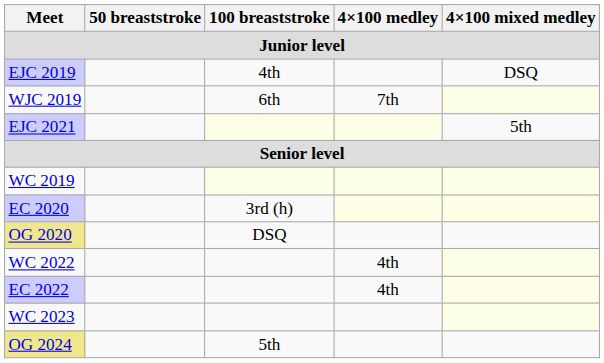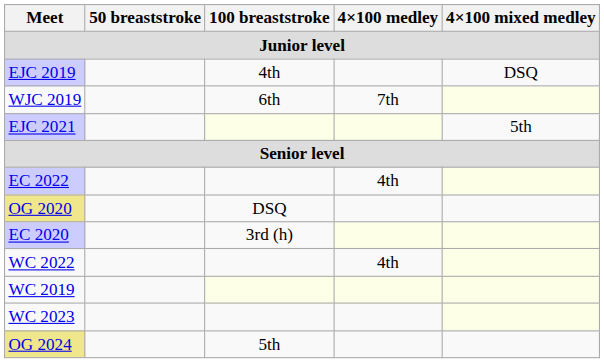rows swapped: (42, 180) <-> (39, 289)
rows swapped: (39, 208) <-> (40, 235)
